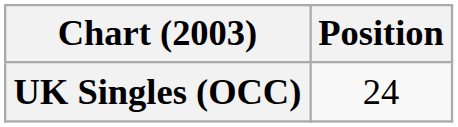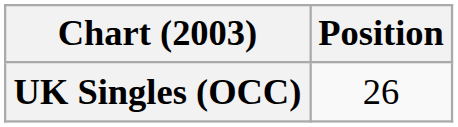(381, 91) 24 -> (381, 91) 26
